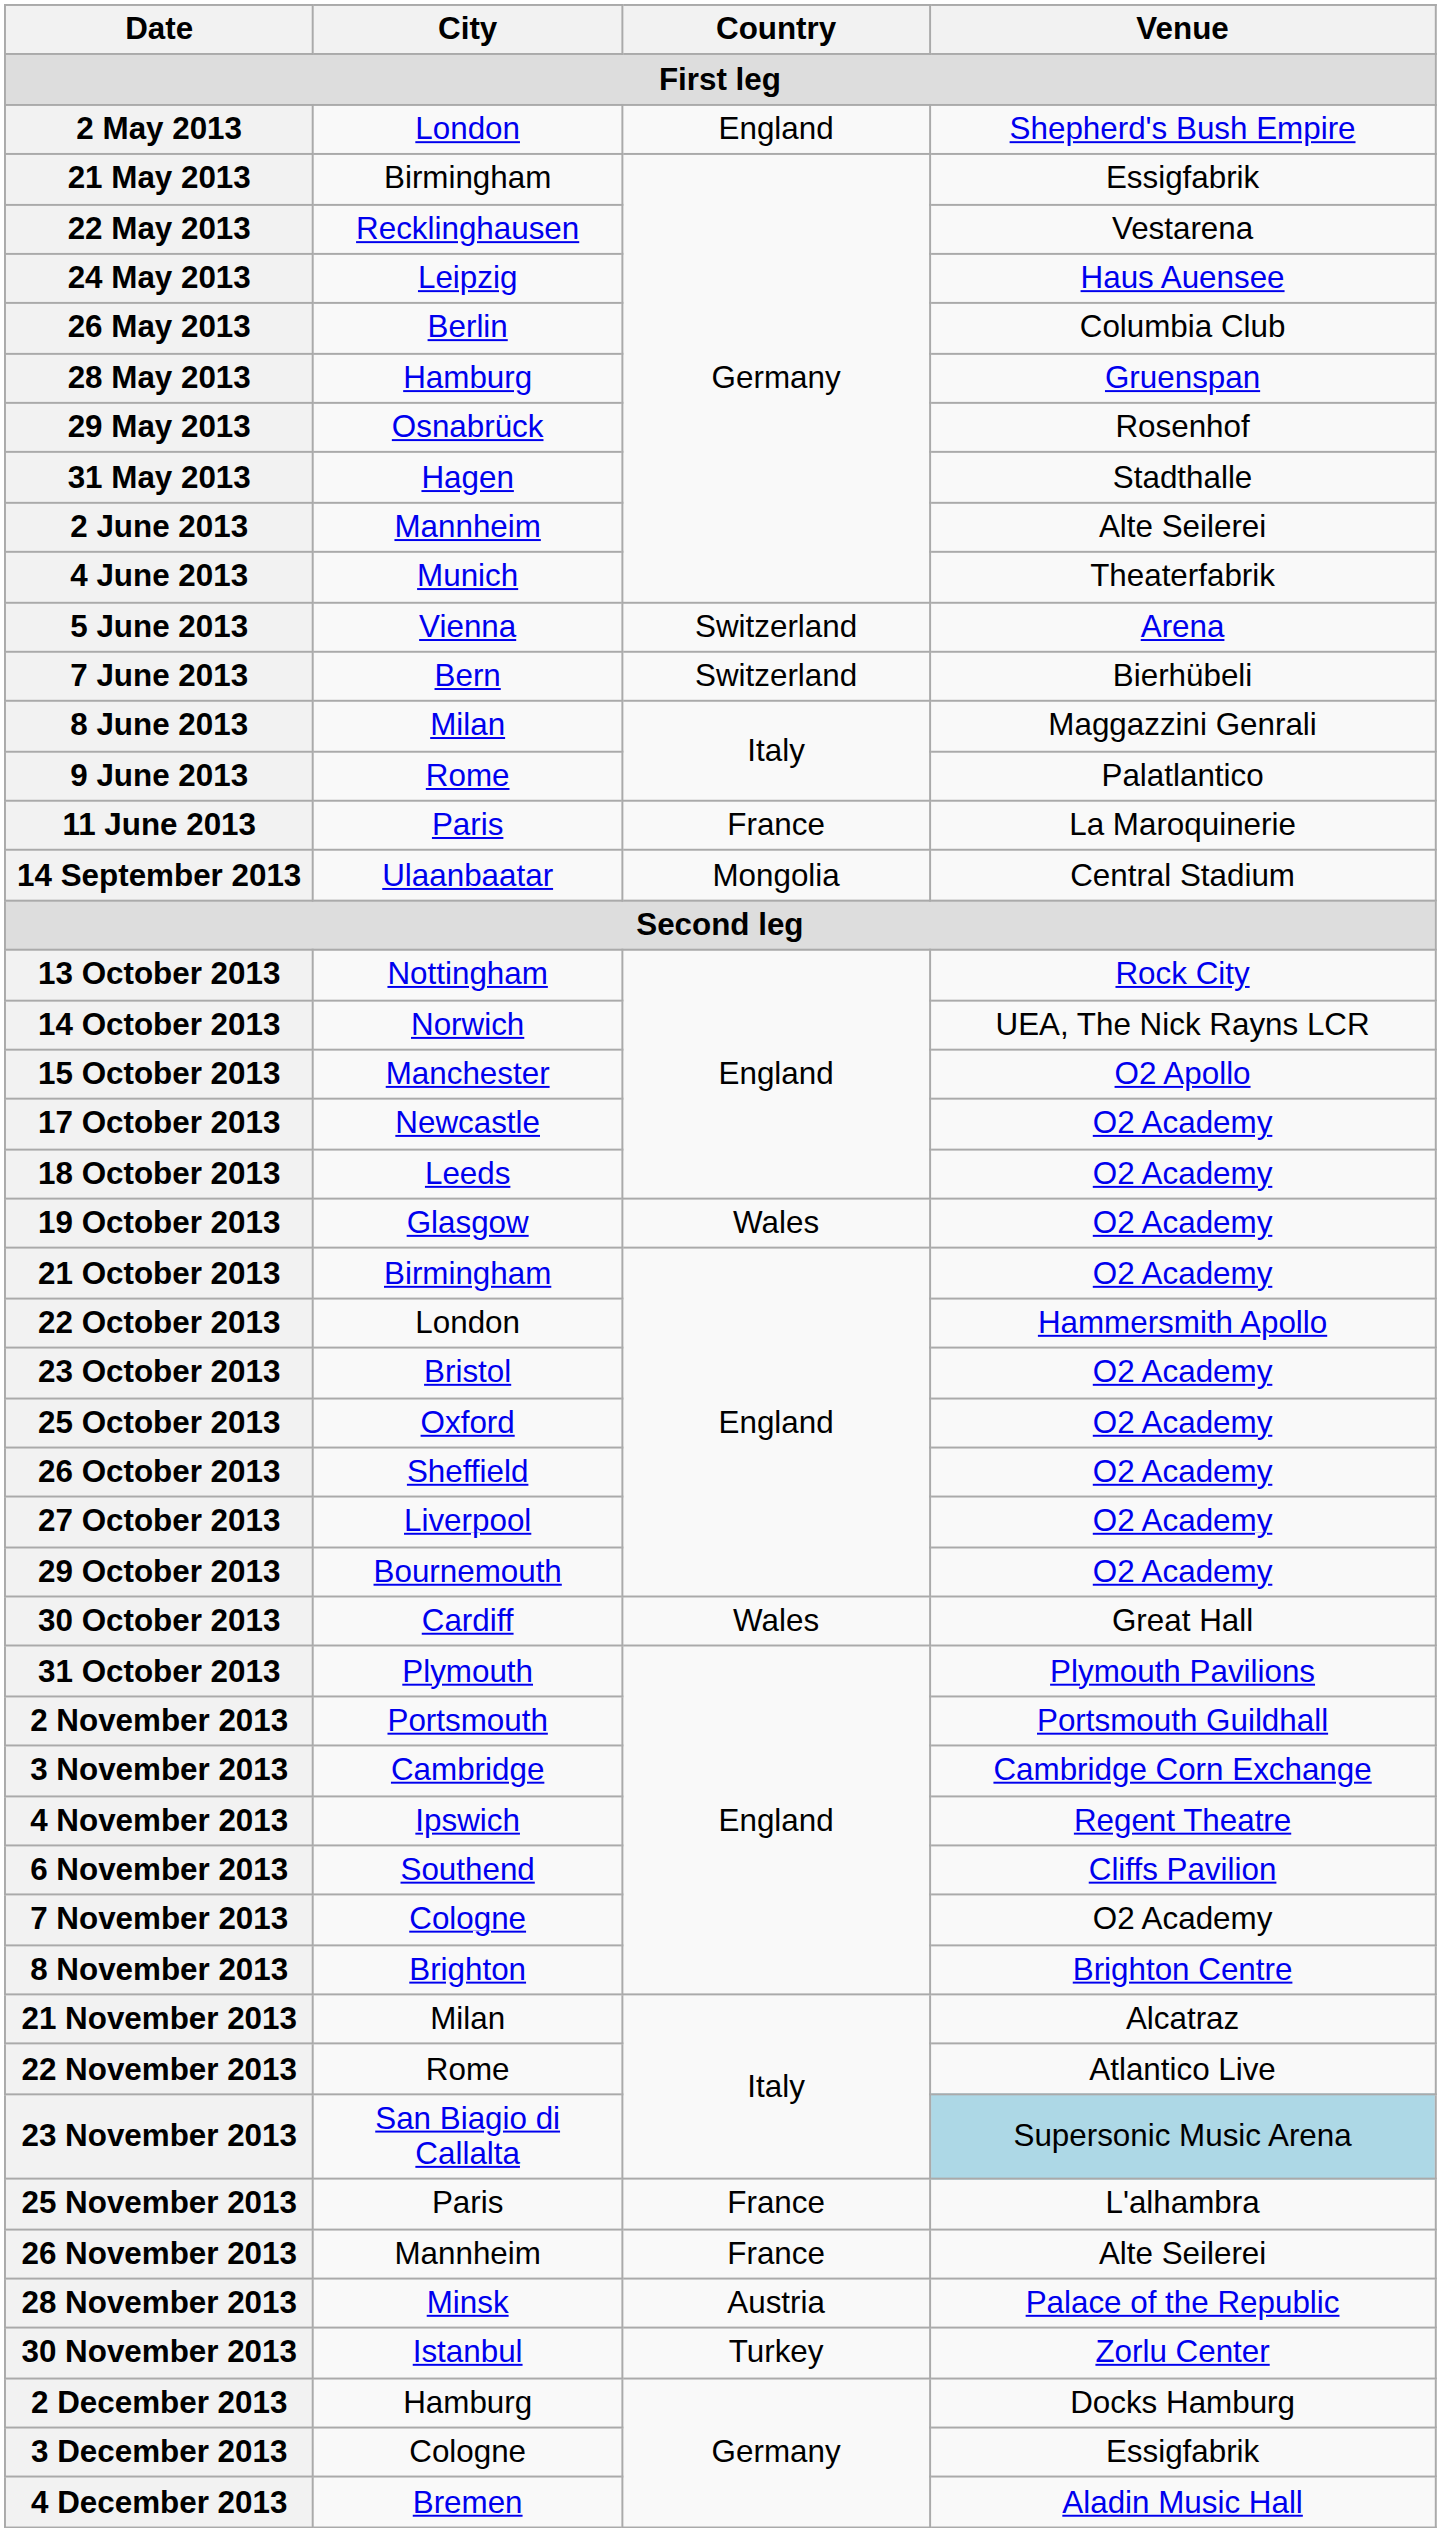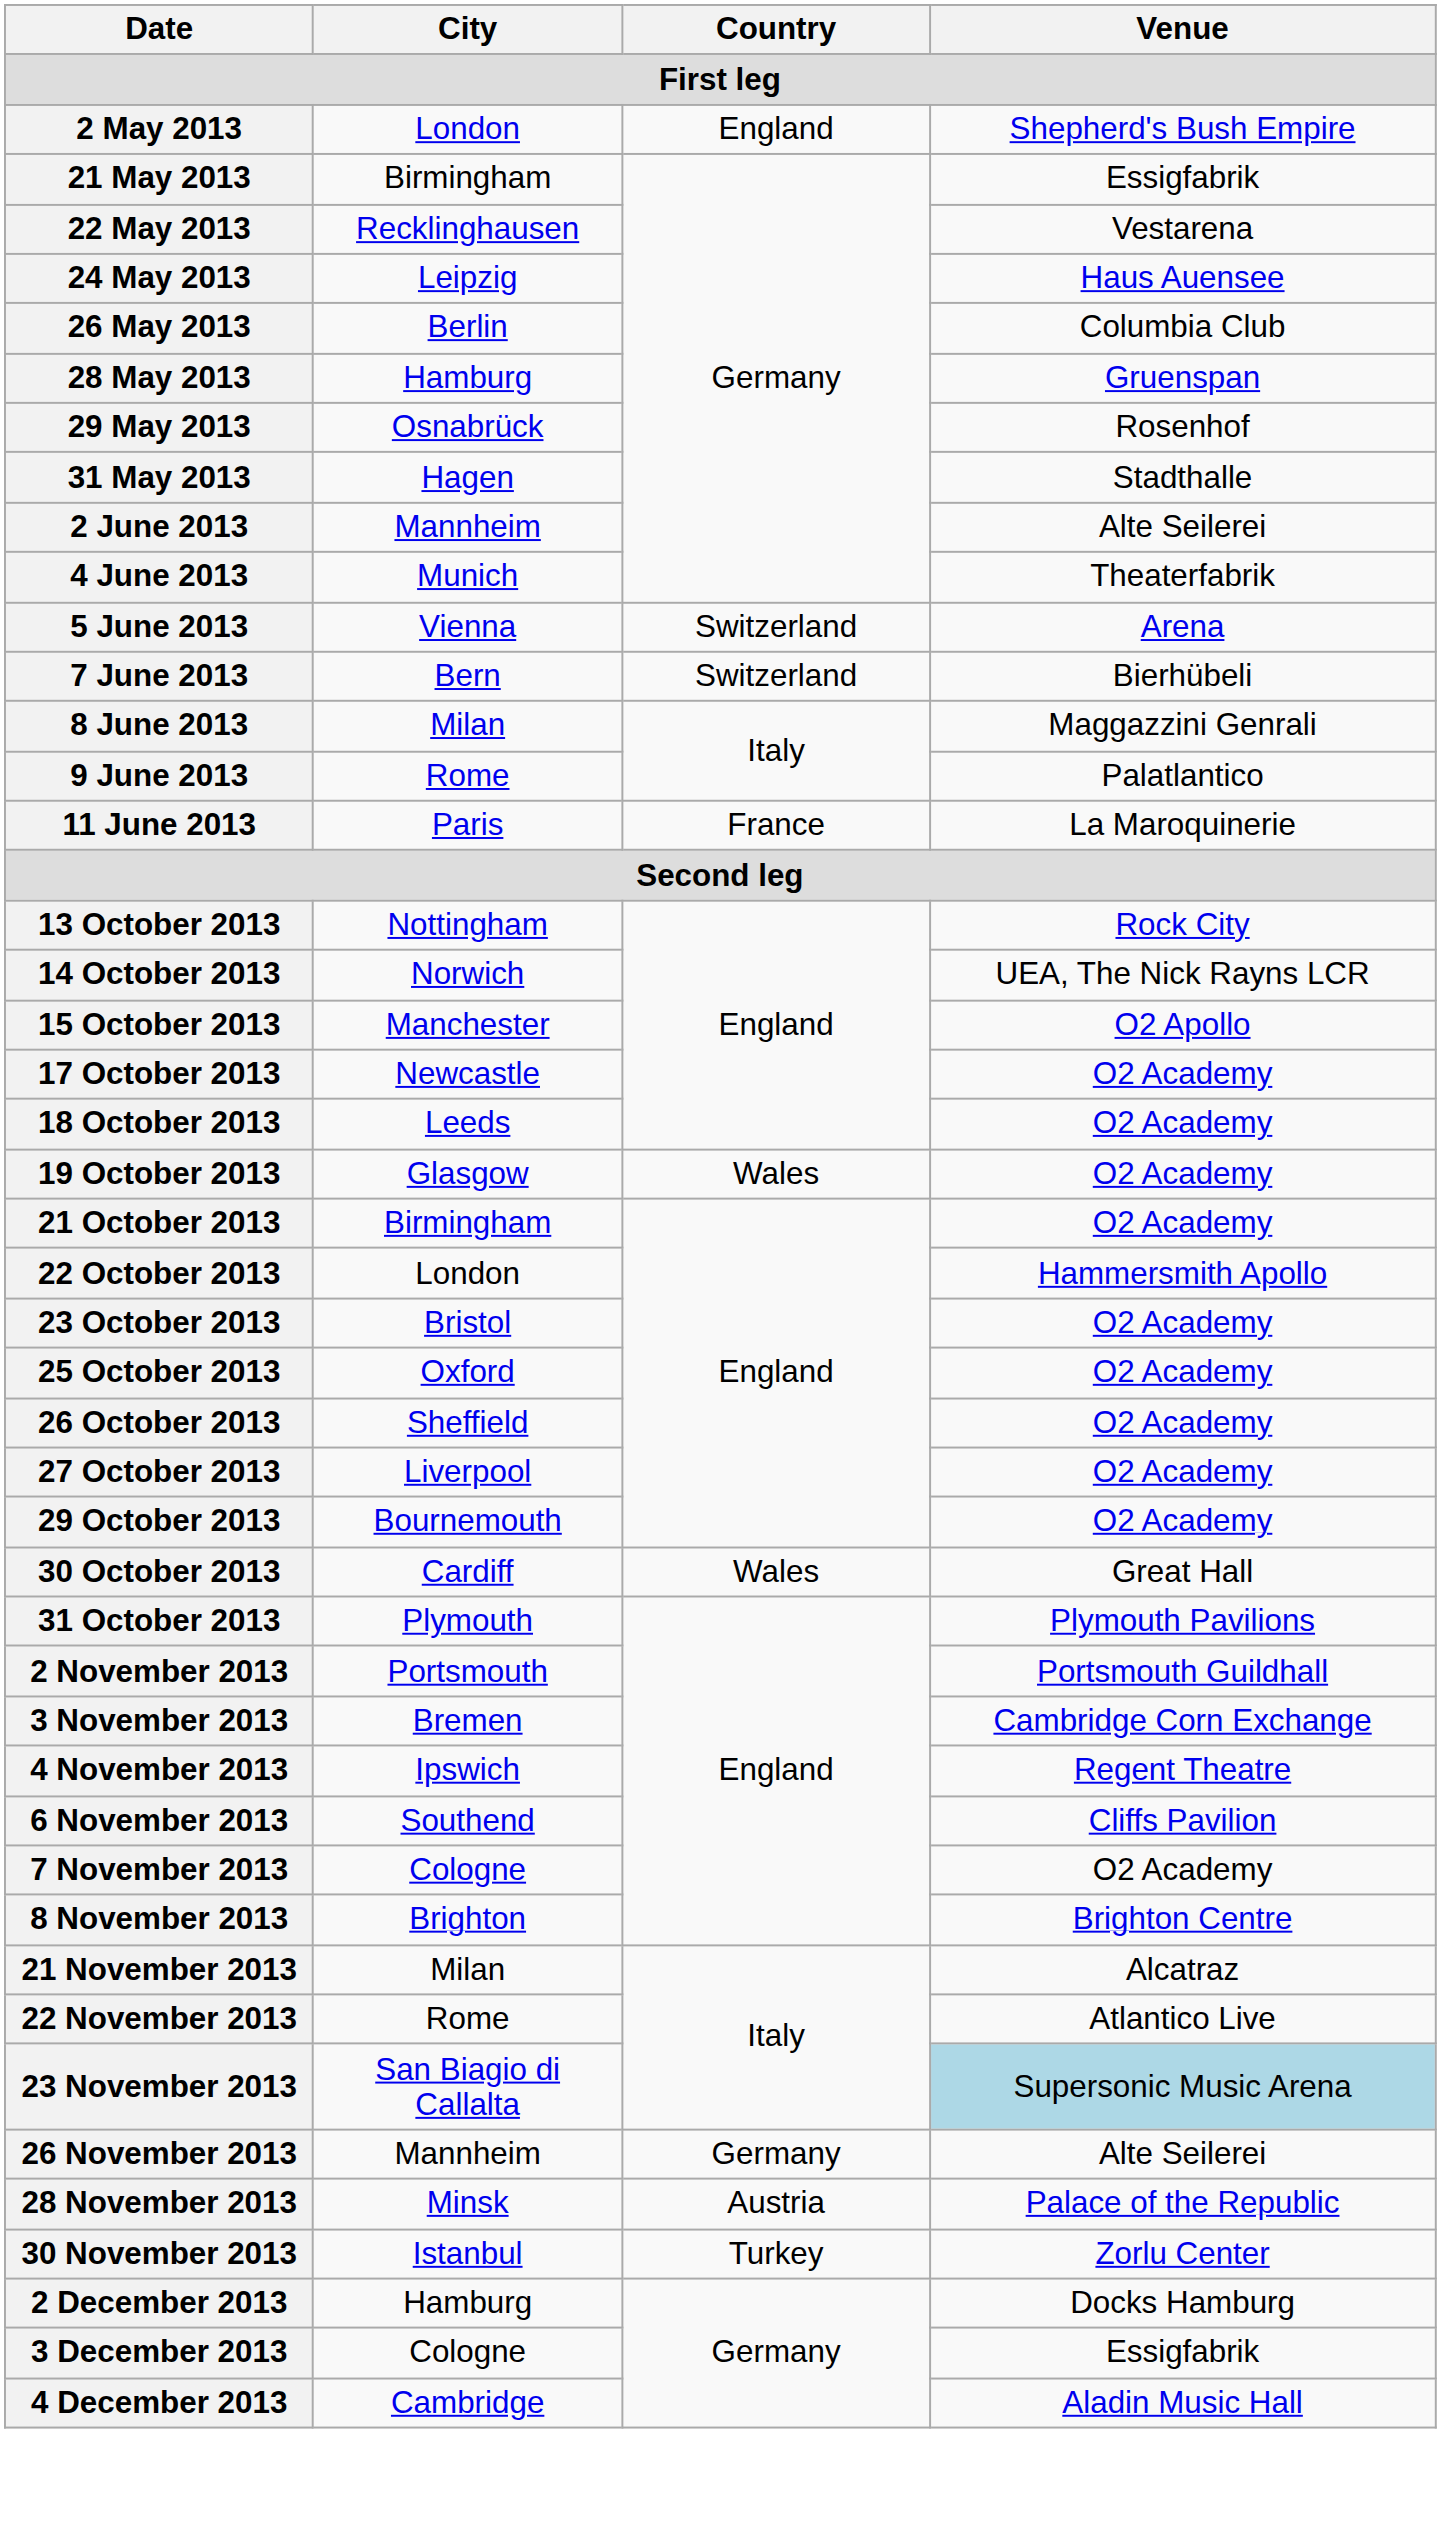- row: (159, 874)
(468, 1770) Cambridge -> (468, 1720) Bremen
- row: (159, 2203)
(776, 2252) France -> (776, 2153) Germany
(468, 2501) Bremen -> (468, 2402) Cambridge
